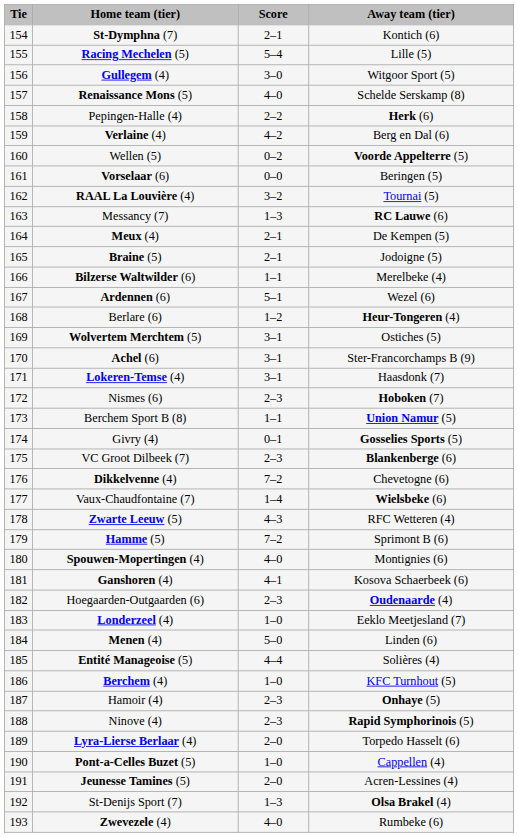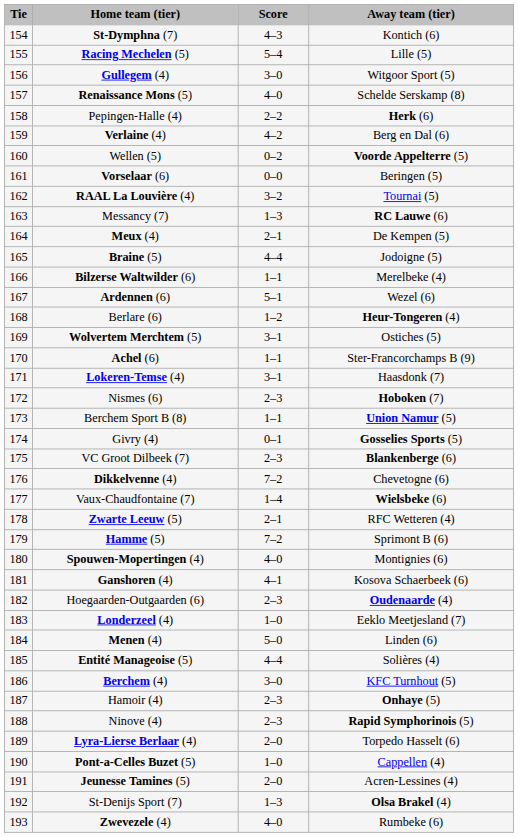(273, 35) 2–1 -> (273, 35) 4–3
(273, 257) 2–1 -> (273, 257) 4–4
(273, 358) 3–1 -> (273, 358) 1–1
(273, 519) 4–3 -> (273, 519) 2–1
(273, 681) 1–0 -> (273, 681) 3–0
